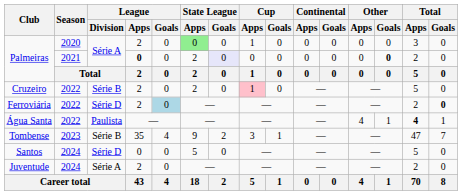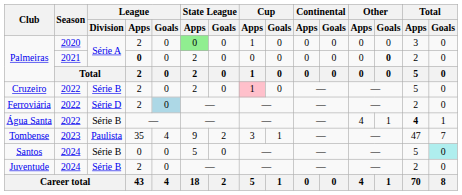(224, 58) lavender background -> (224, 58) no background
(443, 105) bold -> (443, 105) normal
(107, 120) Paulista -> (107, 120) Série B
(107, 136) Série B -> (107, 136) Paulista
(107, 151) Série D -> (107, 151) Série B
(443, 151) no background -> (443, 151) paleturquoise background
(107, 167) Série A -> (107, 167) Série B
